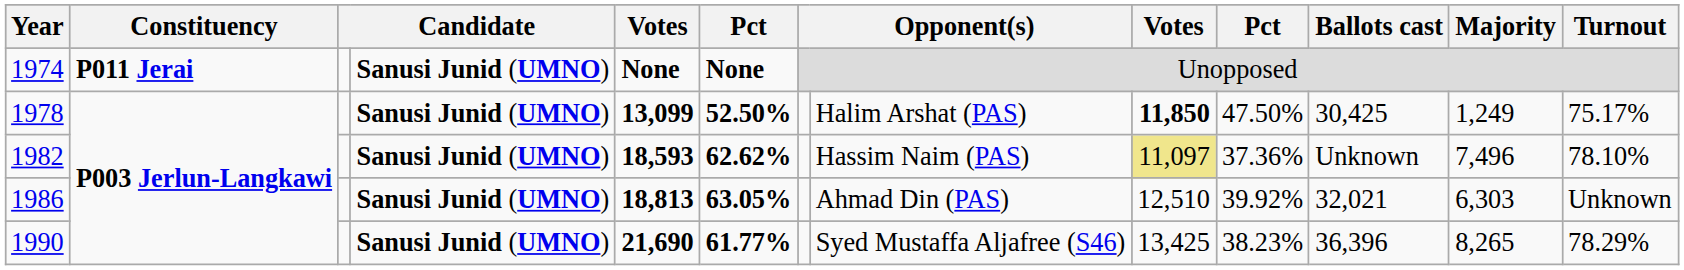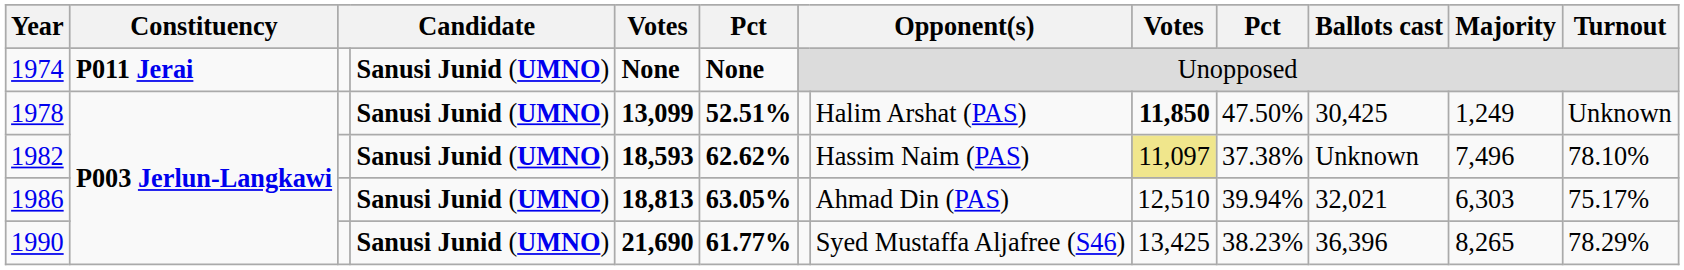(749, 112) 52.50% -> (749, 112) 52.51%
(1609, 112) 75.17% -> (1620, 112) Unknown
(1263, 156) 37.36% -> (1263, 156) 37.38%
(1263, 199) 39.92% -> (1263, 199) 39.94%
(1620, 199) Unknown -> (1609, 199) 75.17%
